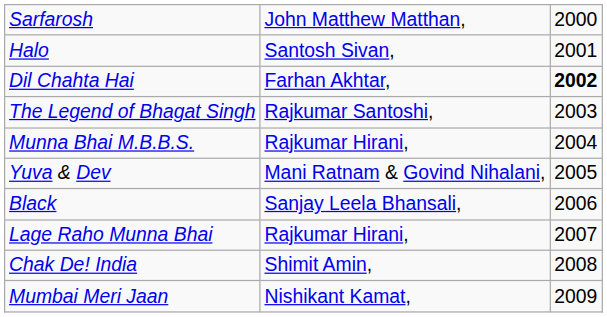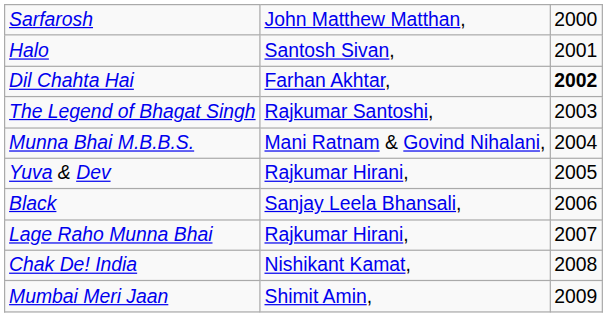(337, 142) Rajkumar Hirani, -> (405, 142) Mani Ratnam & Govind Nihalani,
(405, 173) Mani Ratnam & Govind Nihalani, -> (337, 173) Rajkumar Hirani,
(318, 265) Shimit Amin, -> (338, 265) Nishikant Kamat,
(338, 296) Nishikant Kamat, -> (318, 296) Shimit Amin,
